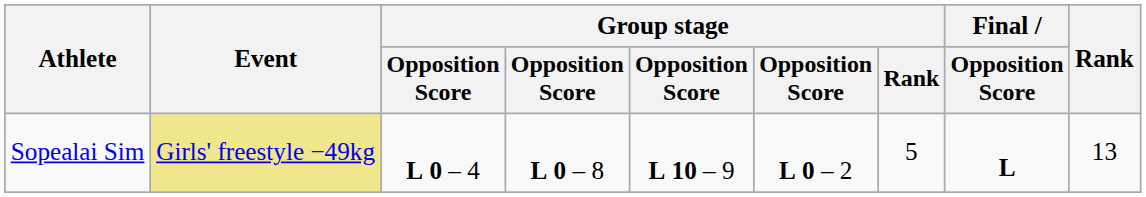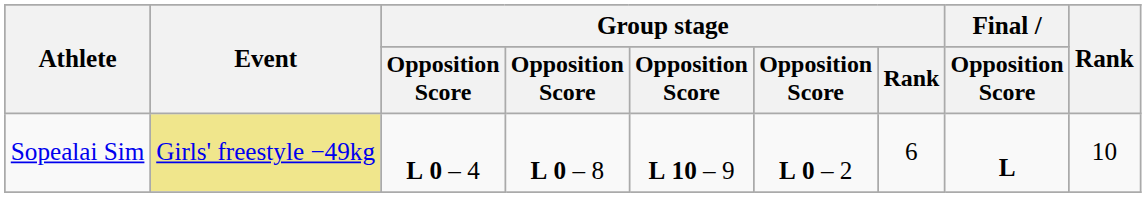(911, 152) 5 -> (911, 152) 6
(1104, 152) 13 -> (1104, 152) 10
